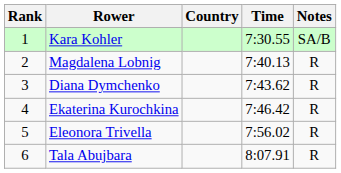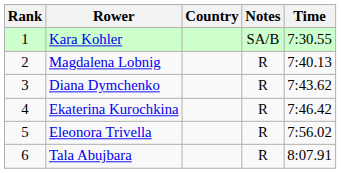columns swapped: (268, 16) <-> (314, 16)
